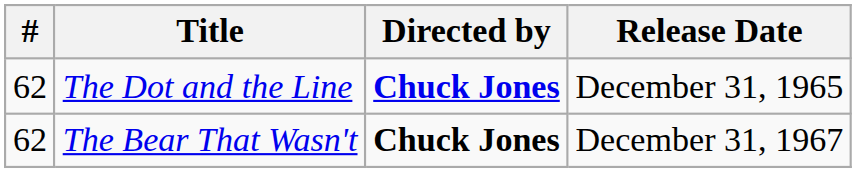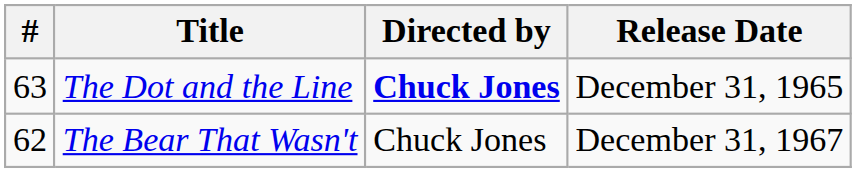(30, 85) 62 -> (30, 85) 63
(466, 139) bold -> (460, 139) normal
